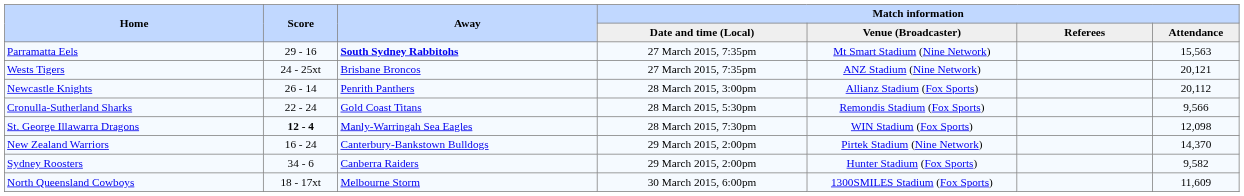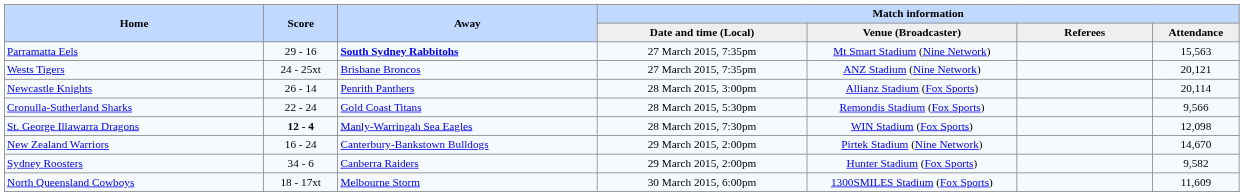(1196, 88) 20,112 -> (1196, 88) 20,114
(1196, 144) 14,370 -> (1196, 144) 14,670
